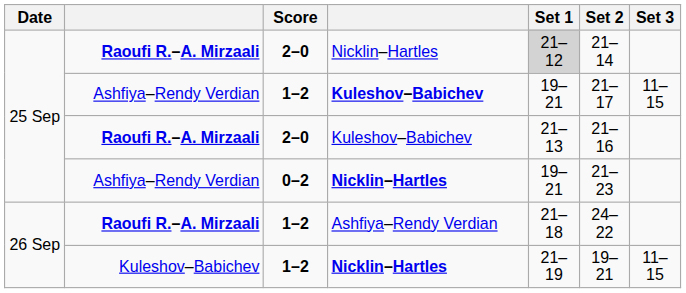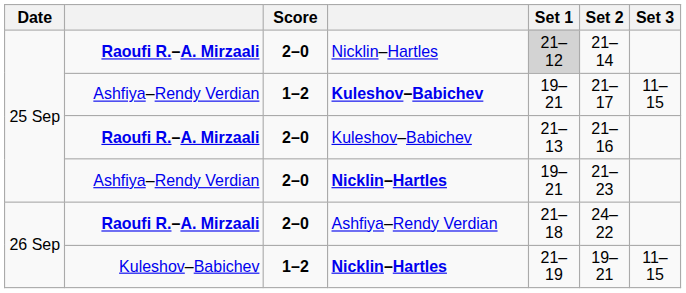(295, 181) 0–2 -> (295, 181) 2–0
(295, 224) 1–2 -> (295, 224) 2–0
